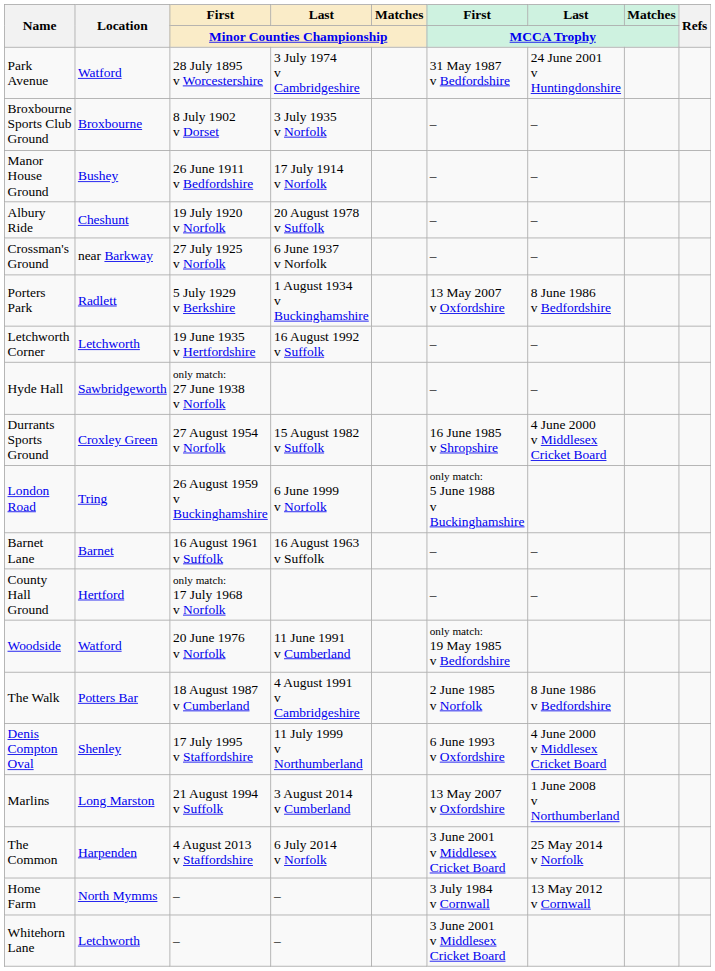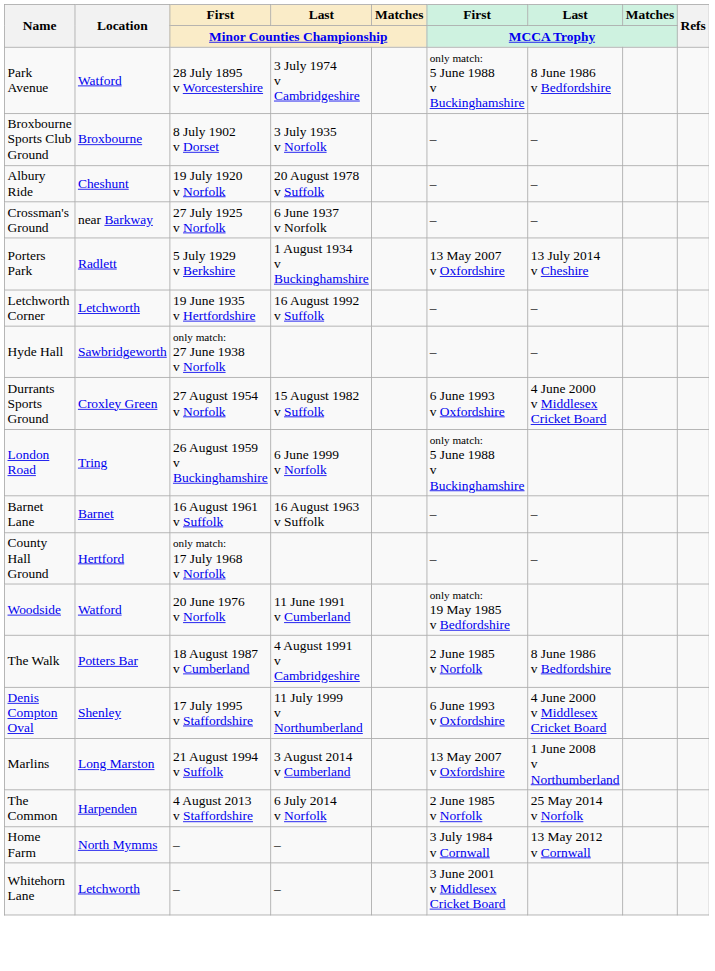(470, 72) 31 May 1987 v Bedfordshire -> (477, 81) only match: 5 June 1988 v Buckinghamshire
(576, 72) 24 June 2001 v Huntingdonshire -> (571, 80) 8 June 1986 v Bedfordshire
- row: (28, 176)
(571, 300) 8 June 1986 v Bedfordshire -> (565, 264) 13 July 2014 v Cheshire
(466, 439) 16 June 1985 v Shropshire -> (467, 403) 6 June 1993 v Oxfordshire
(468, 852) 3 June 2001 v Middlesex Cricket Board -> (462, 808) 2 June 1985 v Norfolk
